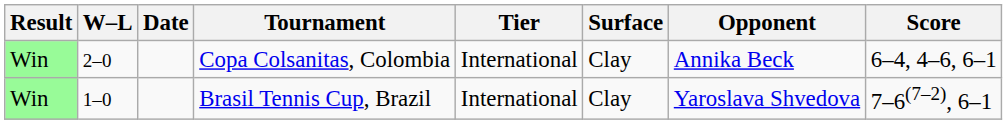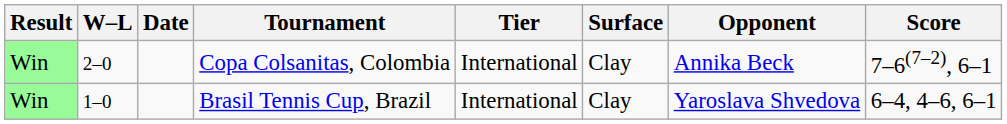(934, 58) 6–4, 4–6, 6–1 -> (931, 62) 7–6(7–2), 6–1
(931, 98) 7–6(7–2), 6–1 -> (934, 101) 6–4, 4–6, 6–1
